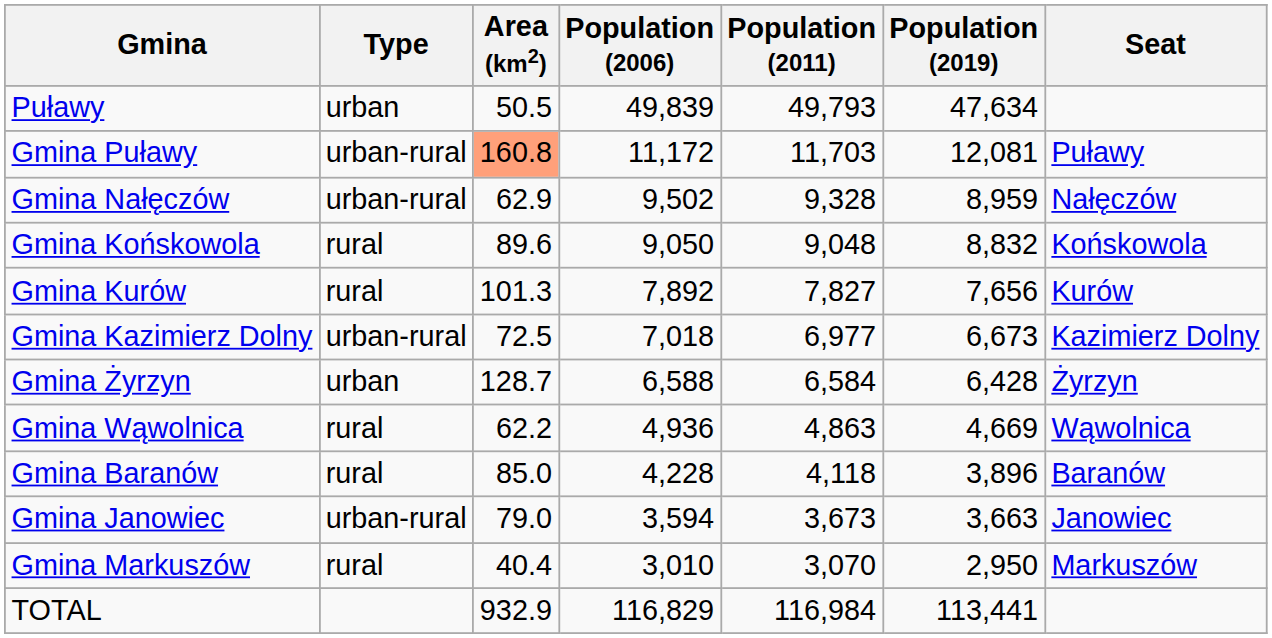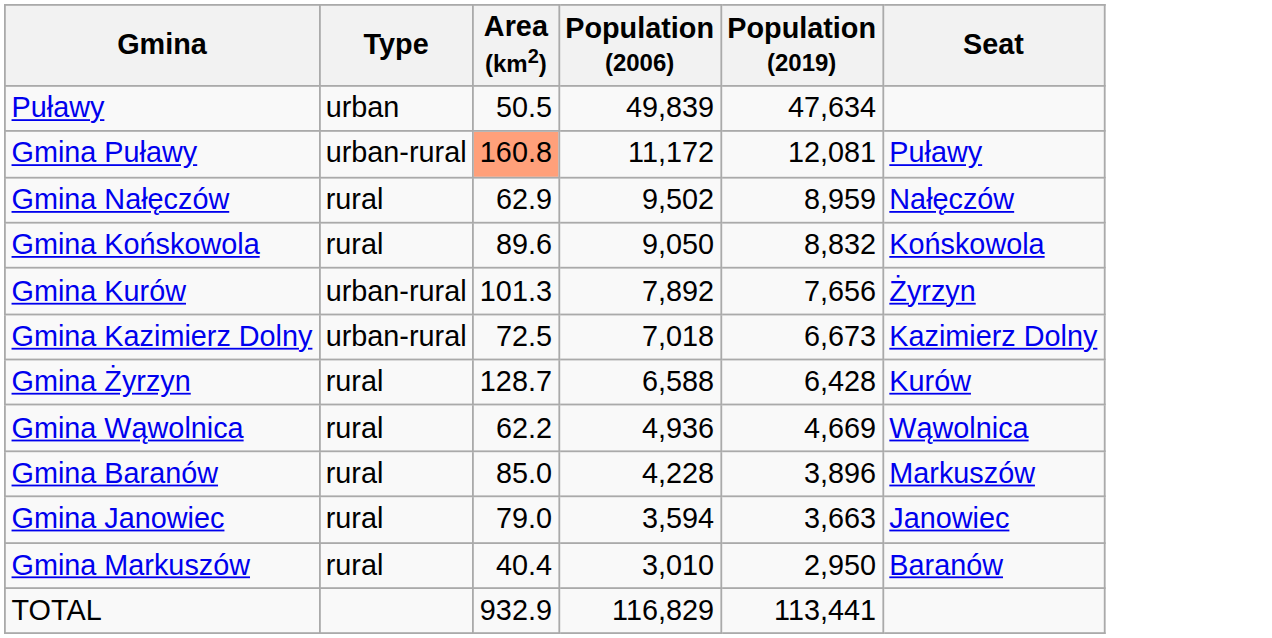- column: (802, 44)
(396, 199) urban-rural -> (355, 199) rural
(355, 290) rural -> (396, 290) urban-rural
(1092, 290) Kurów -> (933, 290) Żyrzyn
(363, 382) urban -> (355, 382) rural
(1095, 382) Żyrzyn -> (930, 382) Kurów
(1108, 473) Baranów -> (962, 473) Markuszów
(396, 519) urban-rural -> (355, 519) rural
(1124, 564) Markuszów -> (946, 564) Baranów
